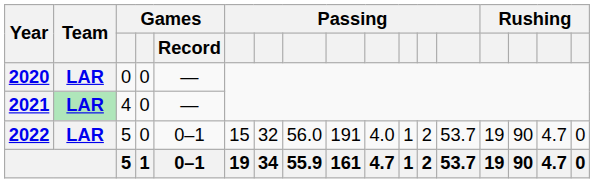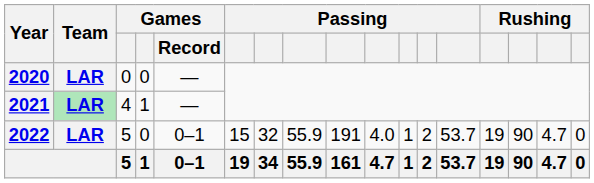(145, 105) 0 -> (145, 105) 1
(304, 134) 56.0 -> (304, 134) 55.9
